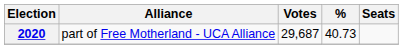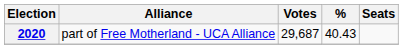(341, 34) 40.73 -> (341, 34) 40.43
